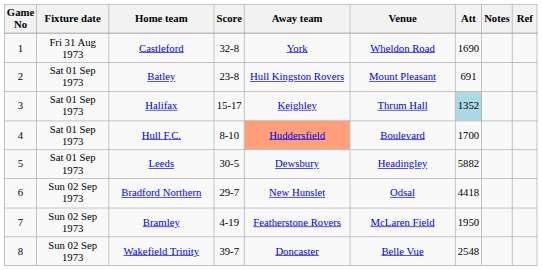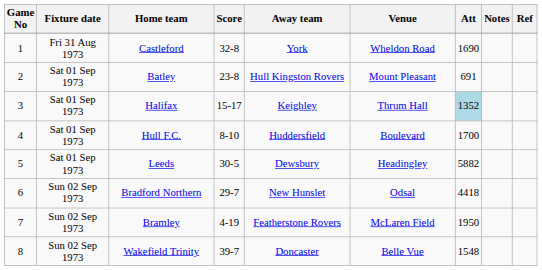(297, 135) lightsalmon background -> (297, 135) no background
(468, 251) 2548 -> (468, 251) 1548
